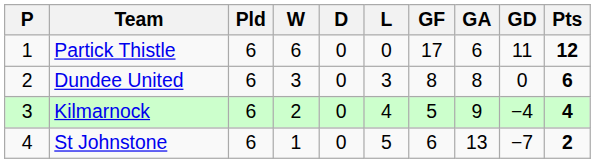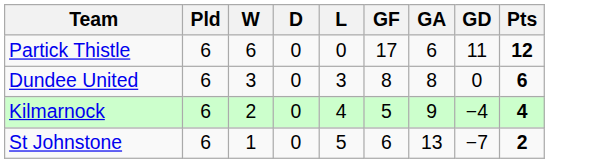- column: (27, 19)
